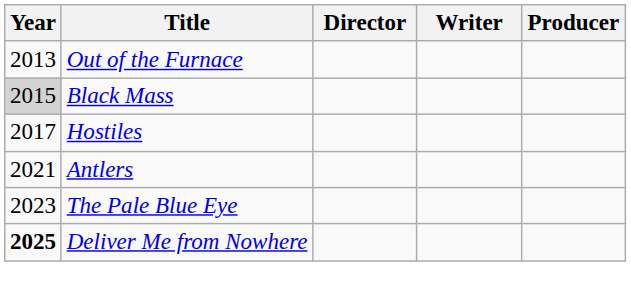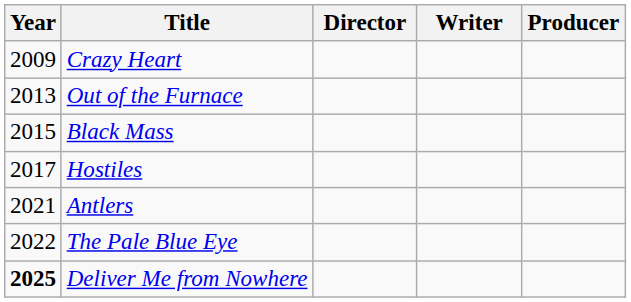+ row: (124, 59)
(33, 95) lightgrey background -> (33, 132) no background
(33, 205) 2023 -> (33, 242) 2022
